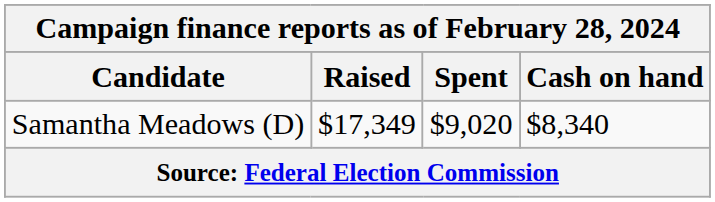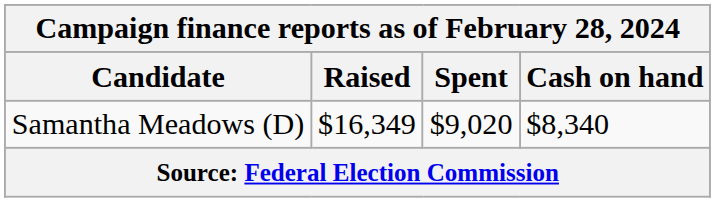(367, 123) $17,349 -> (367, 123) $16,349
